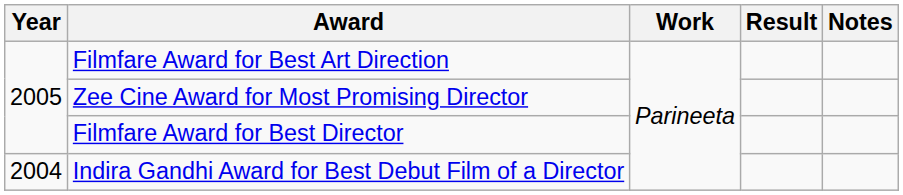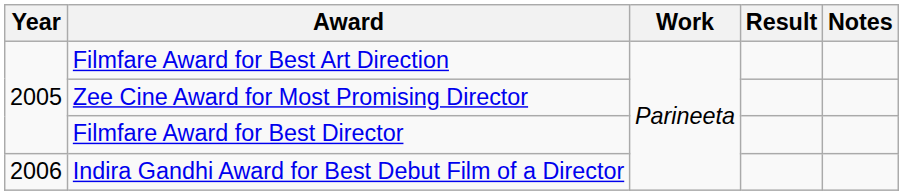(36, 171) 2004 -> (36, 171) 2006
